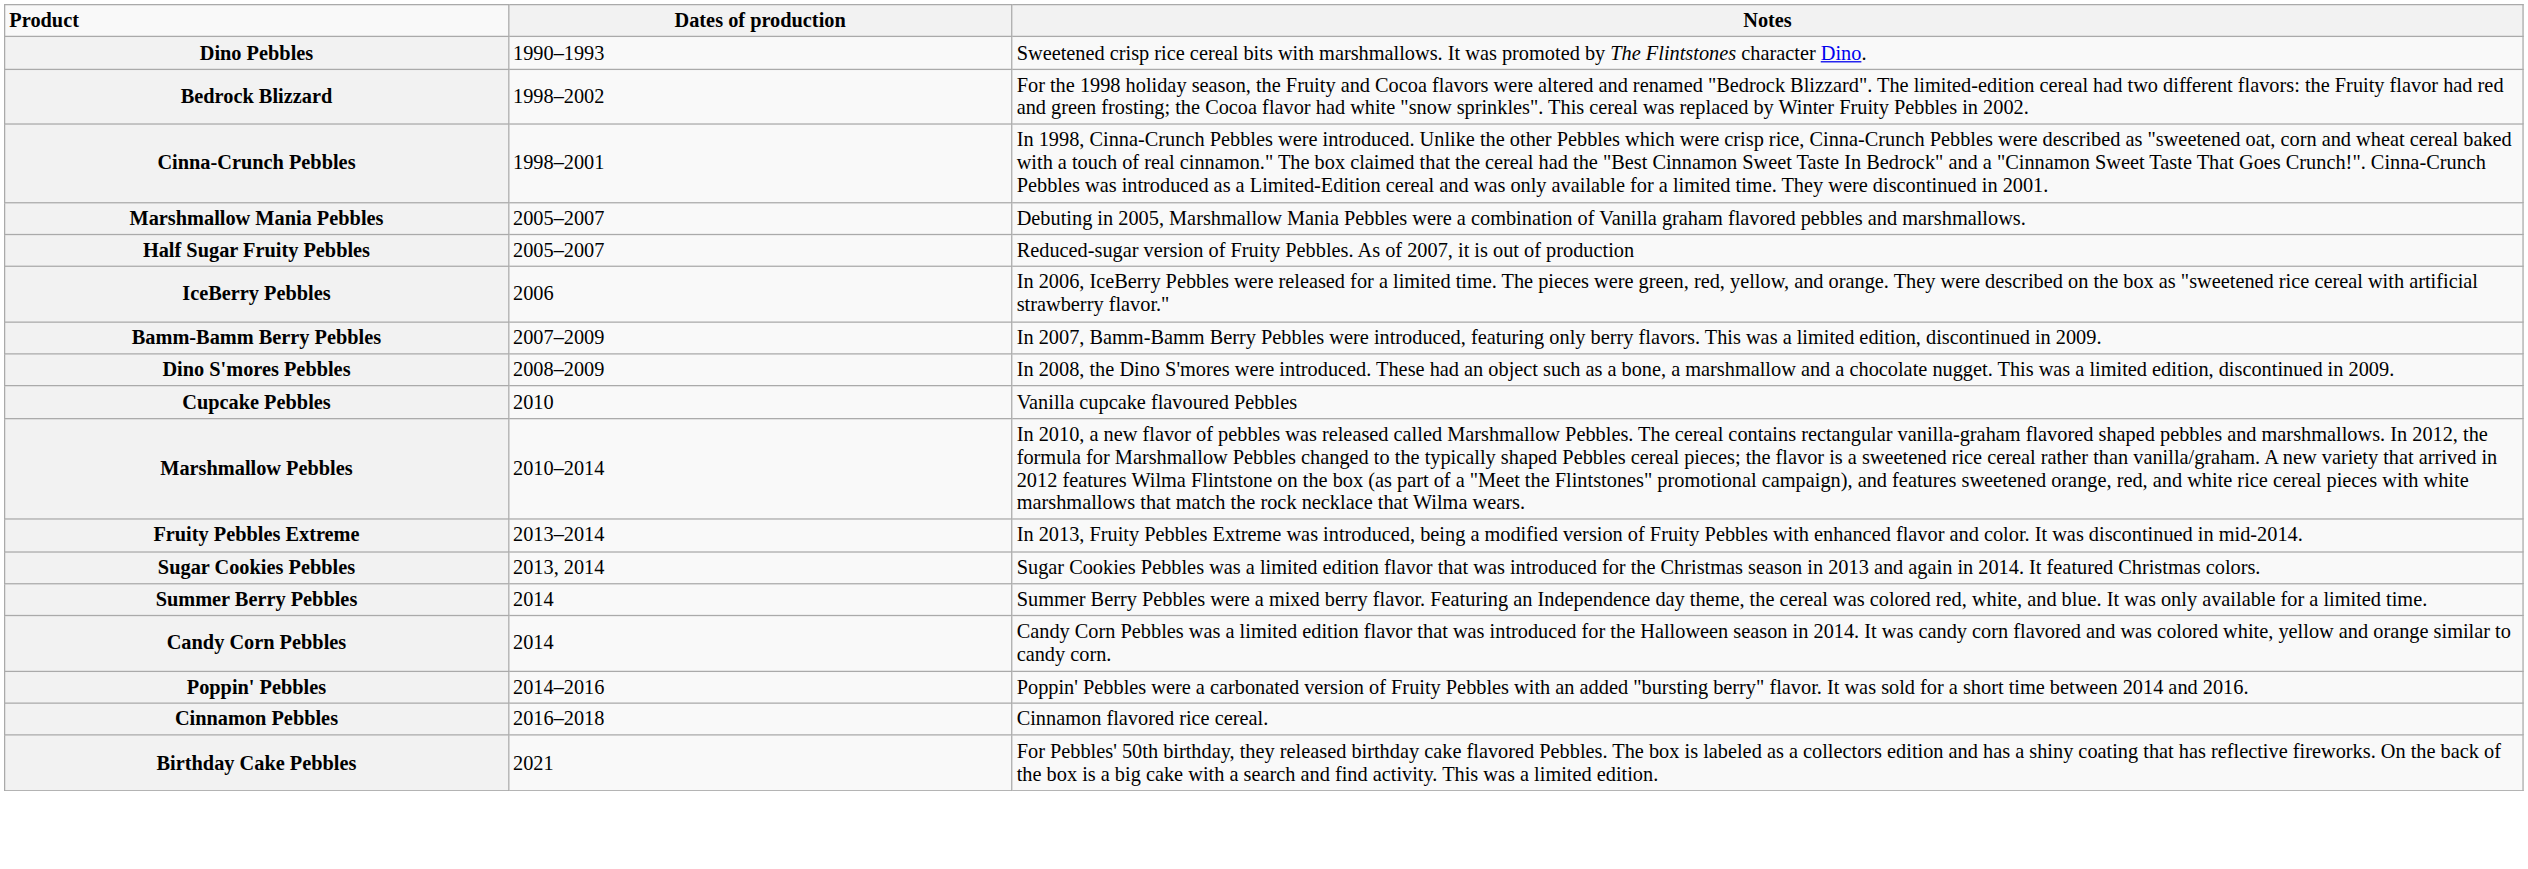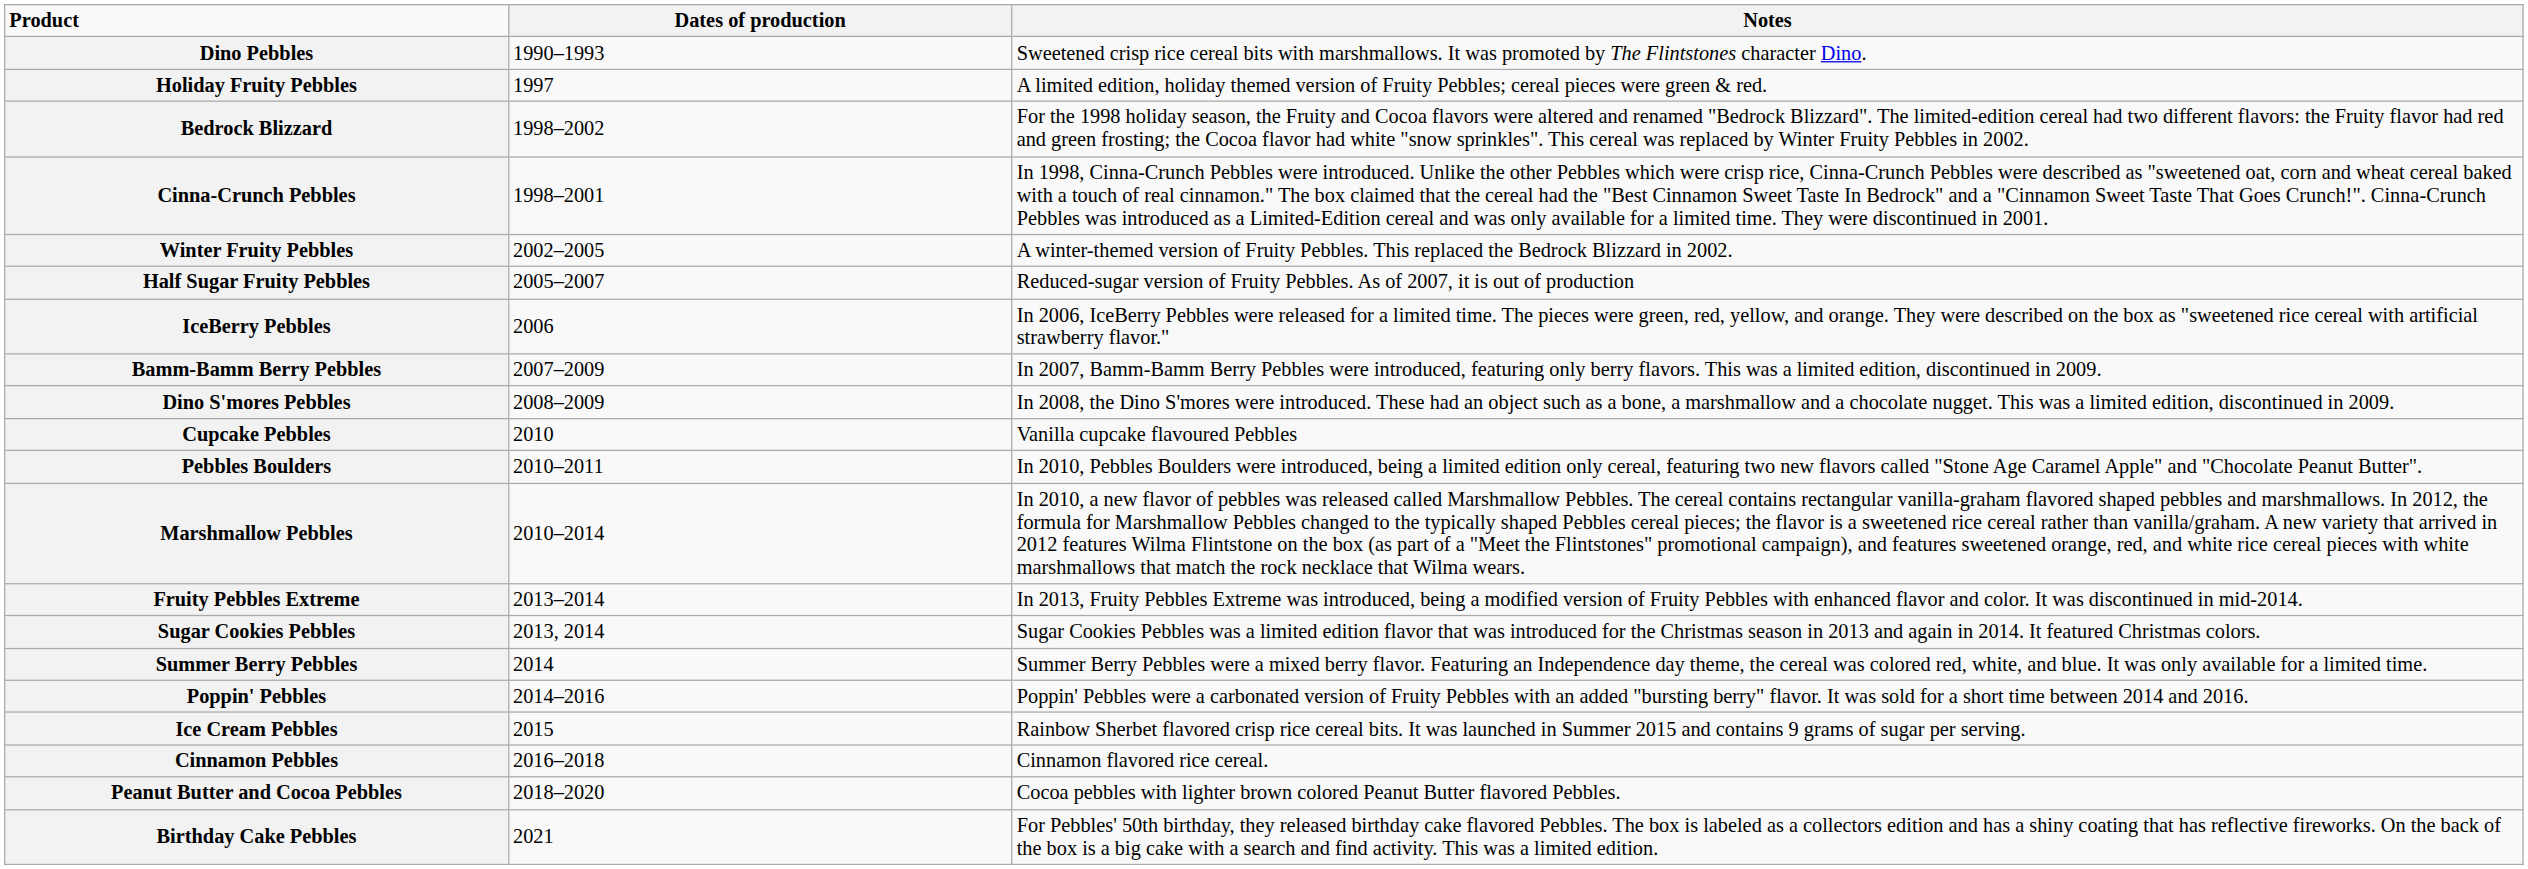+ row: (256, 85)
+ row: (256, 250)
- row: (256, 218)
+ row: (256, 466)
- row: (256, 643)
+ row: (256, 728)
+ row: (256, 792)
